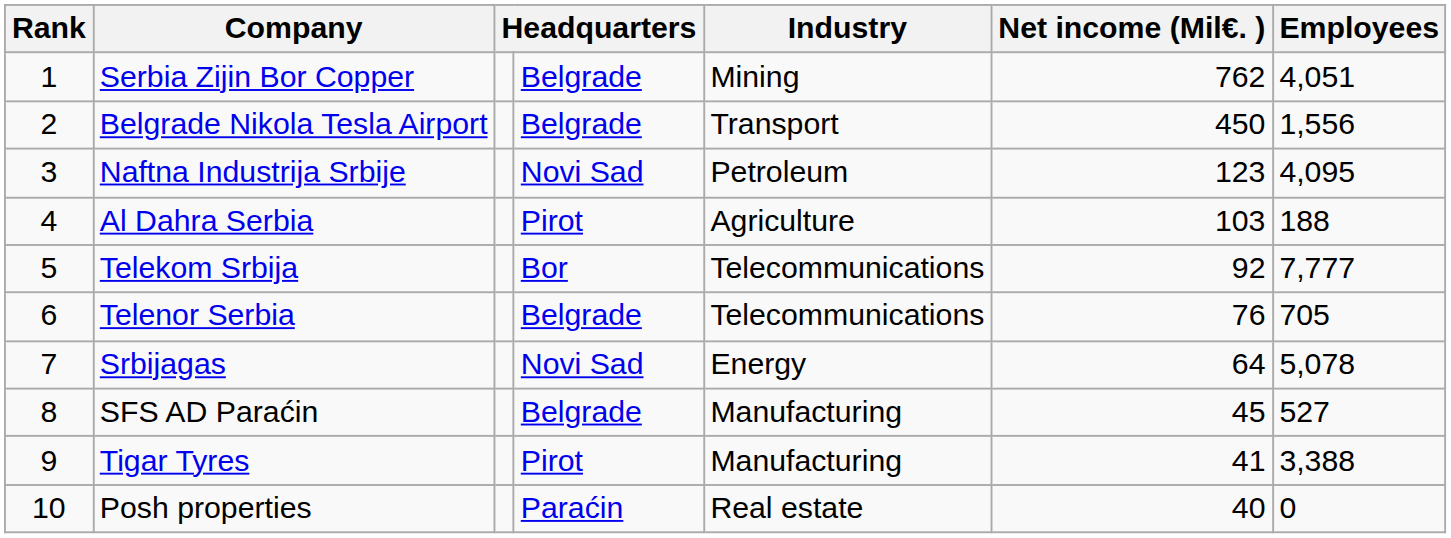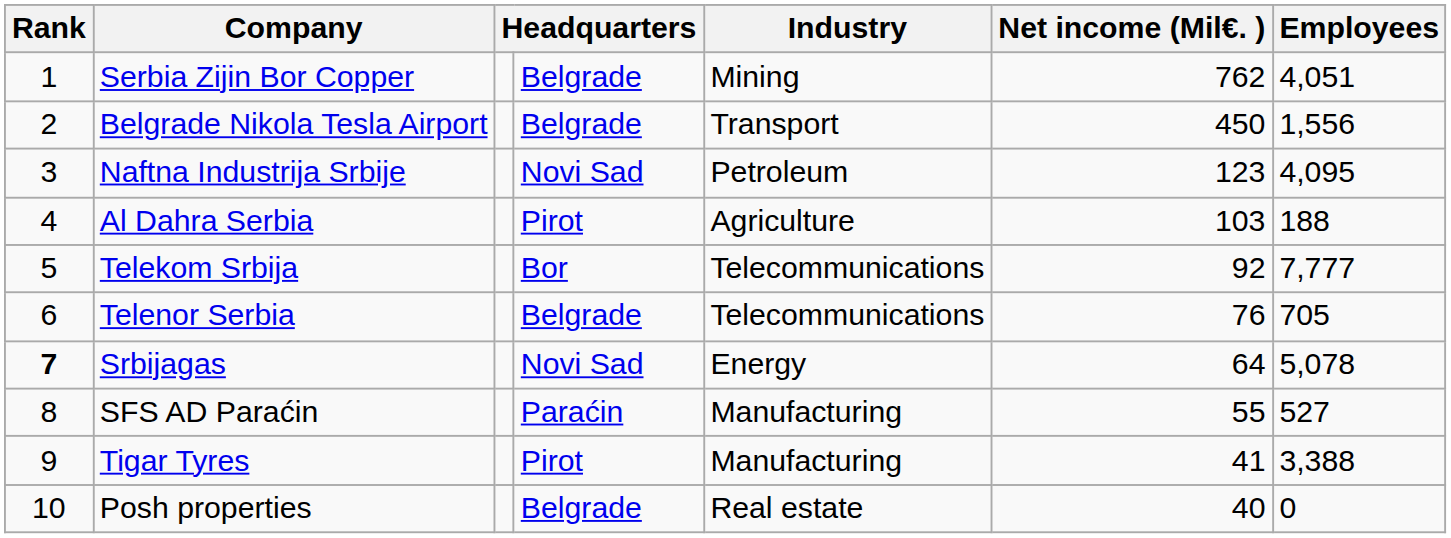(49, 364) normal -> (49, 364) bold
(581, 412) Belgrade -> (572, 412) Paraćin
(1249, 412) 45 -> (1249, 412) 55
(572, 508) Paraćin -> (581, 508) Belgrade
